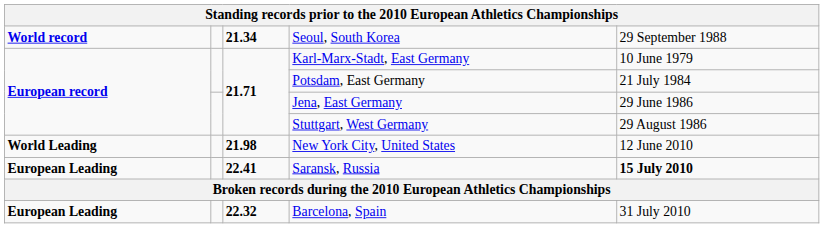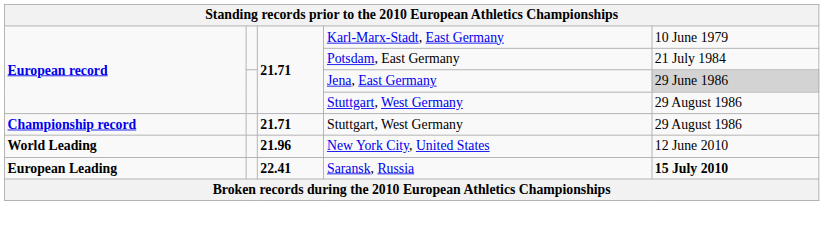- row: (47, 37)
(656, 102) no background -> (691, 80) lightgrey background
+ row: (72, 124)
(241, 146) 21.98 -> (276, 146) 21.96
- row: (62, 211)
